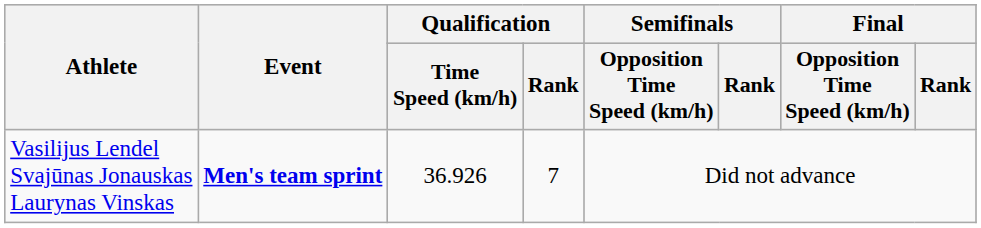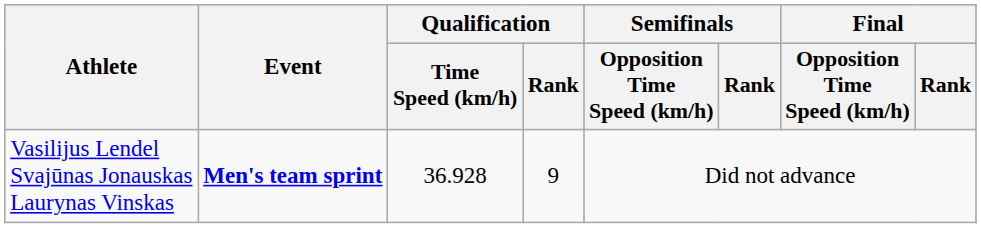(455, 176) 36.926 -> (455, 176) 36.928
(553, 176) 7 -> (553, 176) 9
